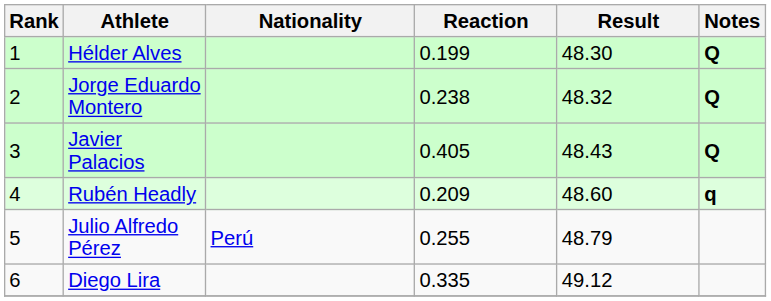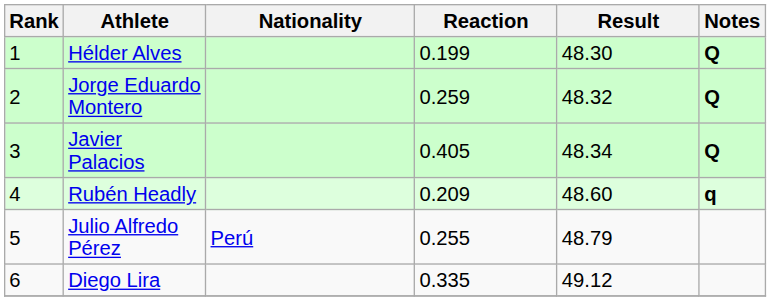(445, 96) 0.238 -> (445, 96) 0.259
(587, 151) 48.43 -> (587, 151) 48.34
